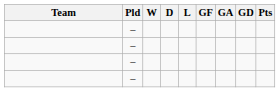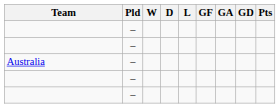+ row: (26, 62)
